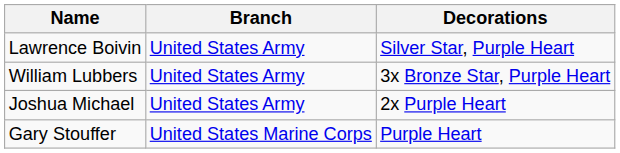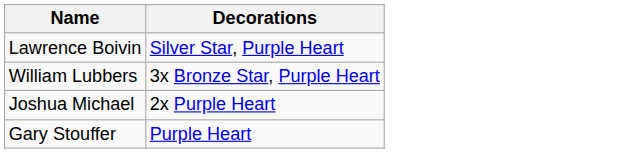- column: (261, 18)
